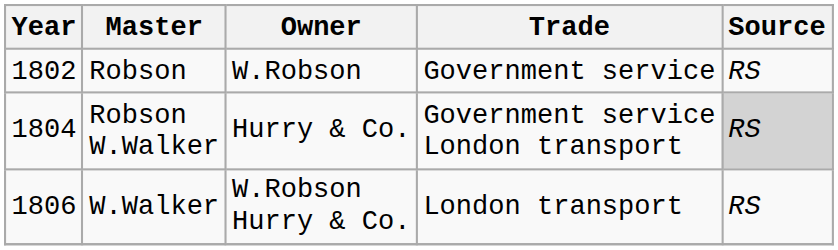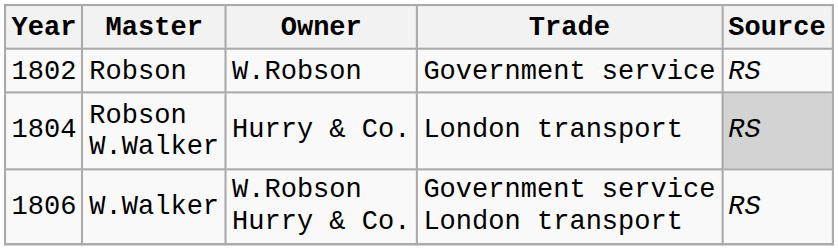(569, 131) Government service London transport -> (553, 131) London transport
(553, 206) London transport -> (569, 206) Government service London transport
